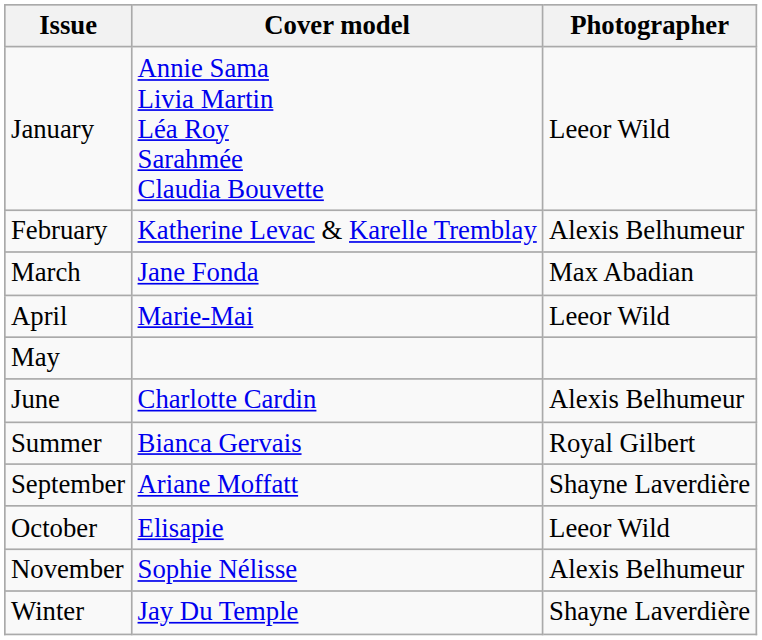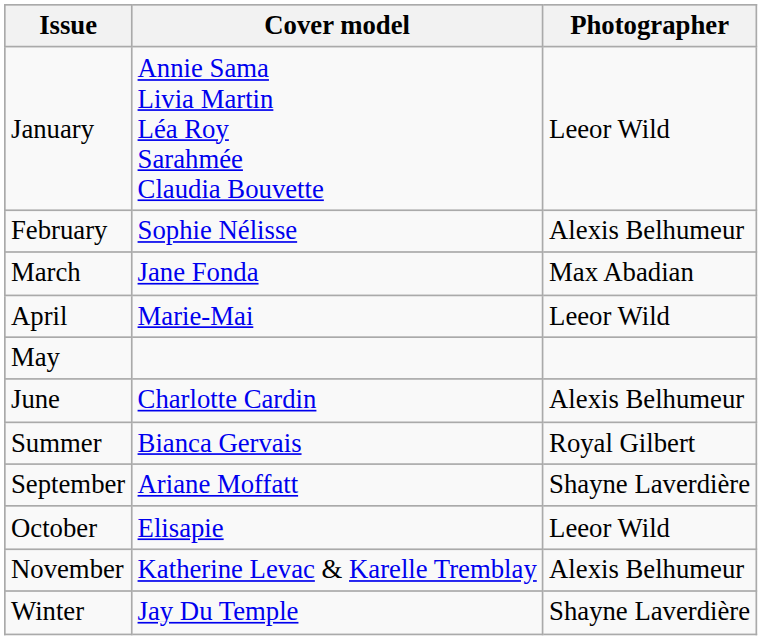(337, 230) Katherine Levac & Karelle Tremblay -> (217, 230) Sophie Nélisse
(217, 569) Sophie Nélisse -> (337, 569) Katherine Levac & Karelle Tremblay
